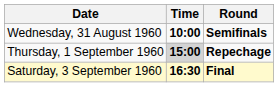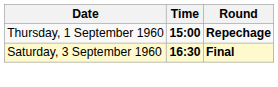- row: (84, 33)
(185, 52) lightgrey background -> (185, 33) no background
